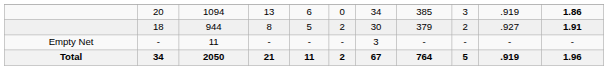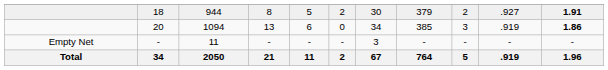rows swapped: (158, 12) <-> (158, 27)
